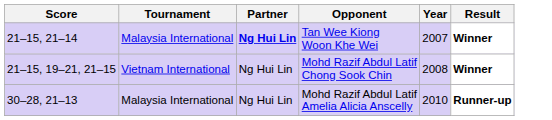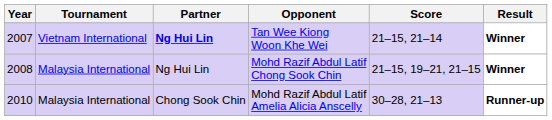columns swapped: (435, 14) <-> (62, 14)
(177, 38) Malaysia International -> (92, 38) Vietnam International
(176, 69) Vietnam International -> (94, 69) Malaysia International
(266, 100) Ng Hui Lin -> (201, 100) Chong Sook Chin
